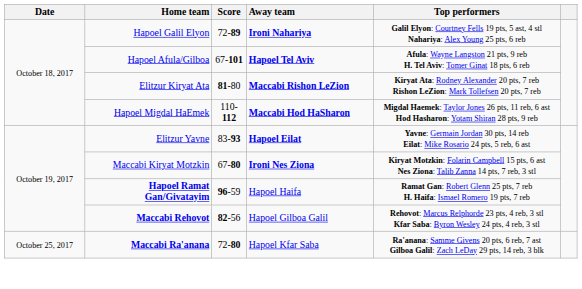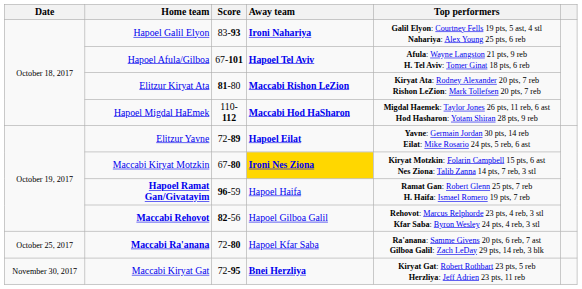(229, 33) 72-89 -> (229, 33) 83-93
(229, 139) 83-93 -> (229, 139) 72-89
(282, 165) no background -> (282, 165) gold background
+ row: (171, 271)
